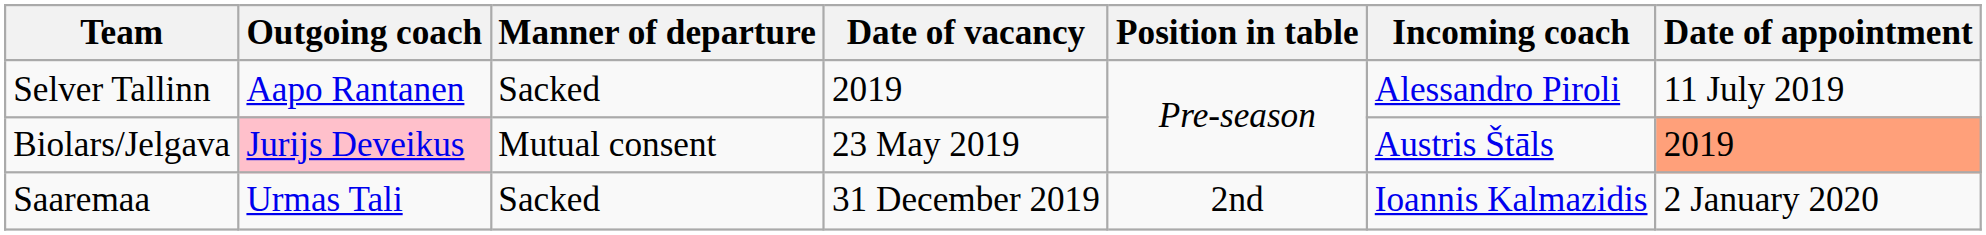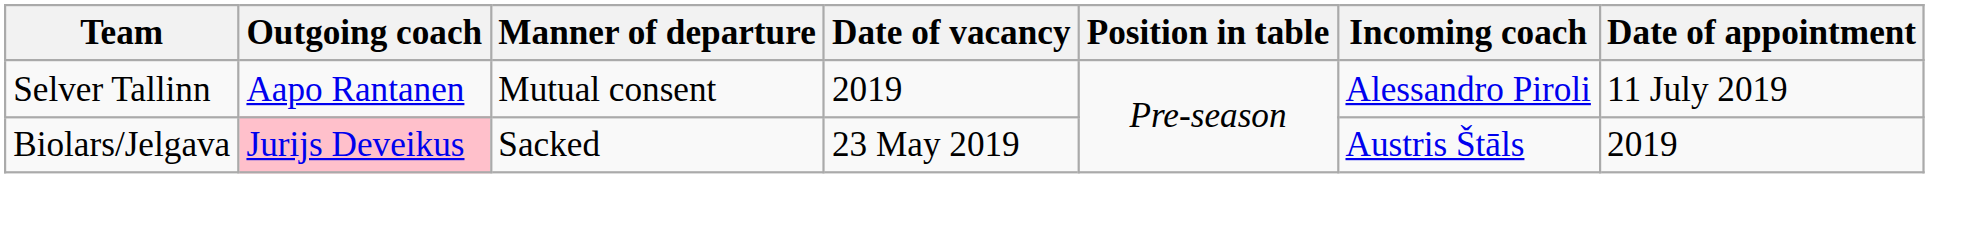(549, 88) Sacked -> (607, 88) Mutual consent
(607, 144) Mutual consent -> (549, 144) Sacked
(1699, 144) lightsalmon background -> (1642, 144) no background
- row: (82, 199)
